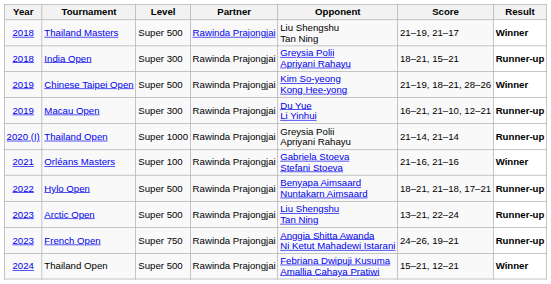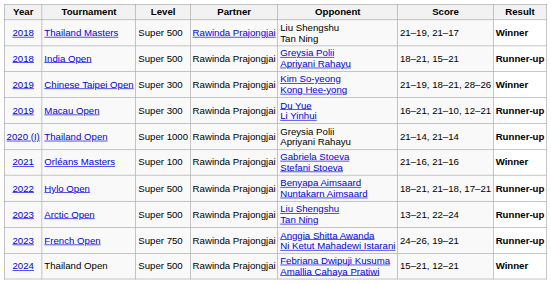(160, 59) Super 300 -> (160, 59) Super 500
(160, 85) Super 500 -> (160, 85) Super 300
